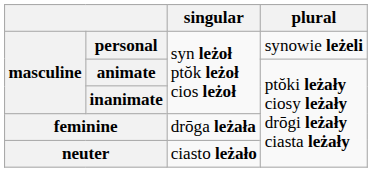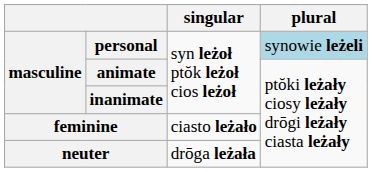(314, 45) no background -> (314, 45) lightblue background
(213, 126) drōga leżała -> (214, 126) ciasto leżało
(214, 153) ciasto leżało -> (213, 153) drōga leżała
